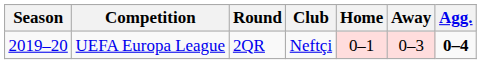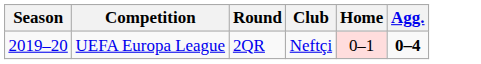- column: (411, 17)
